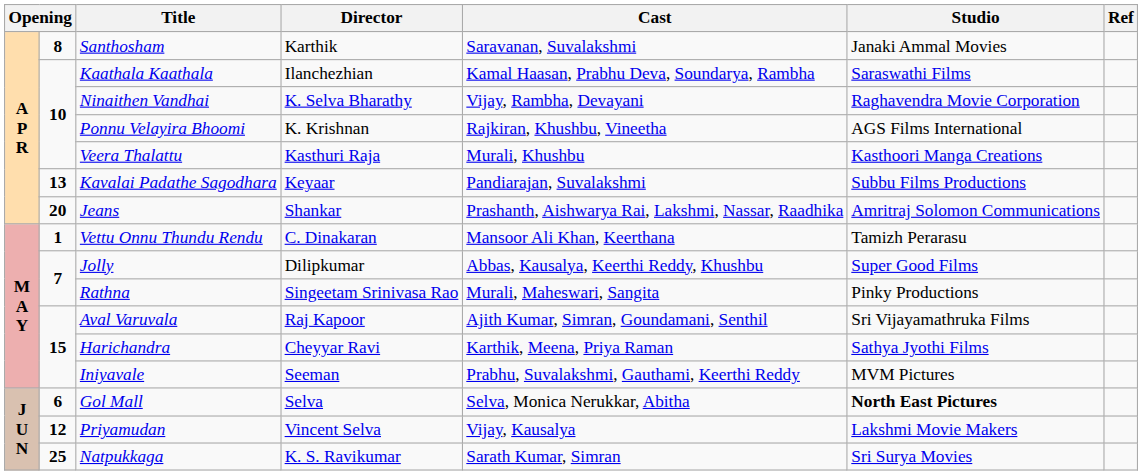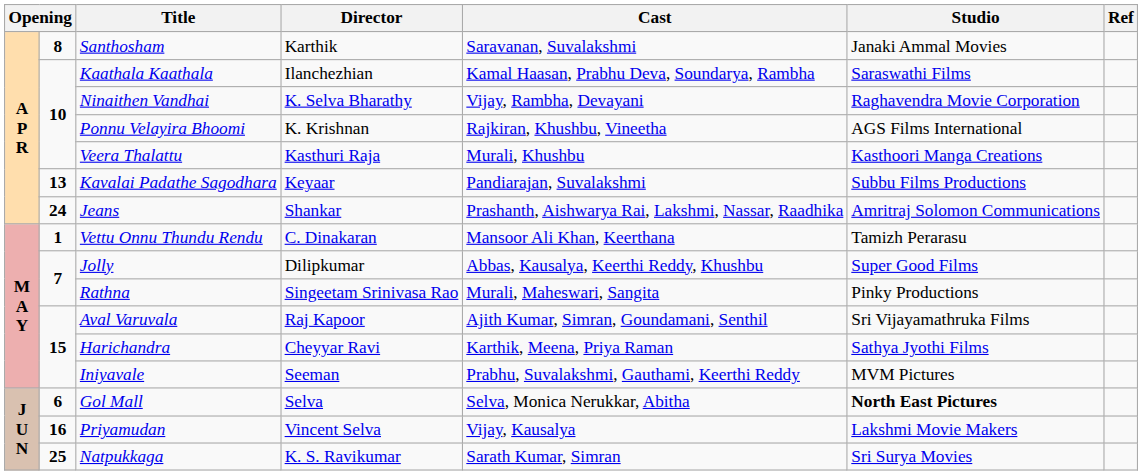(58, 210) 20 -> (58, 210) 24
(58, 429) 12 -> (58, 429) 16
